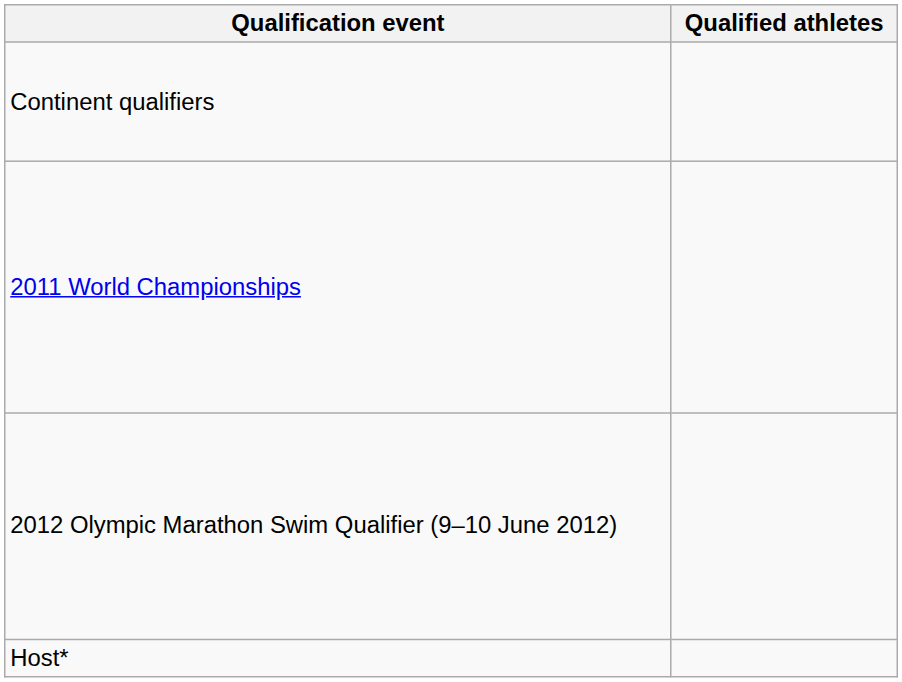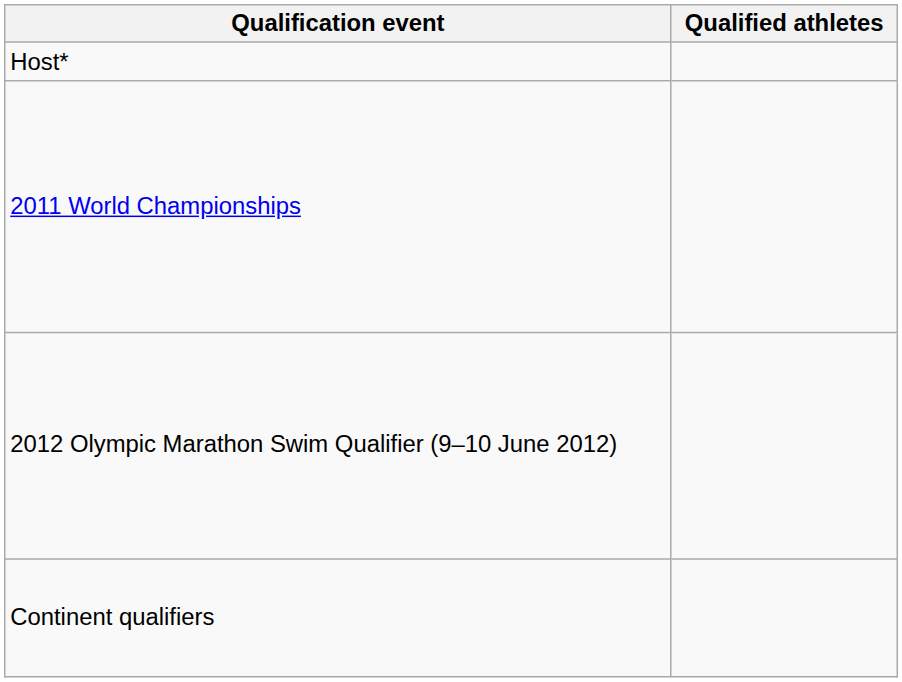rows swapped: (39, 657) <-> (112, 101)
